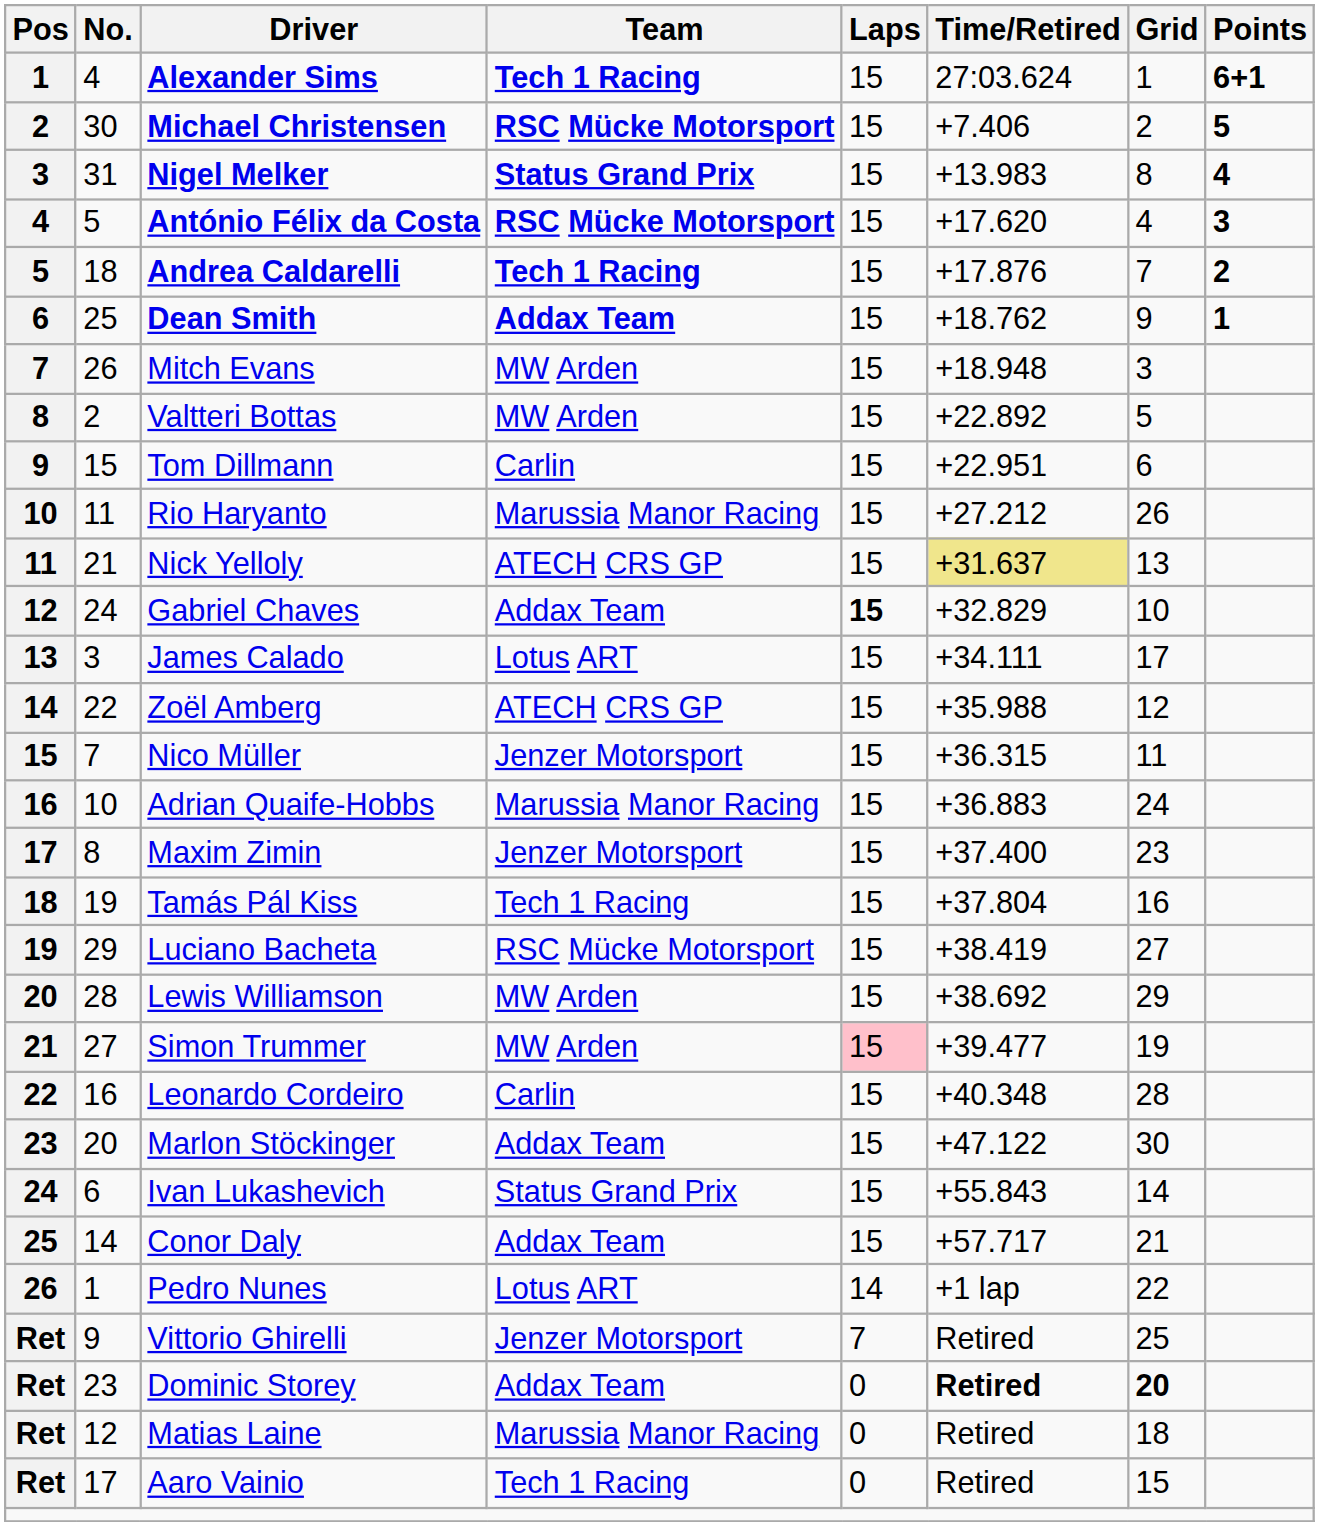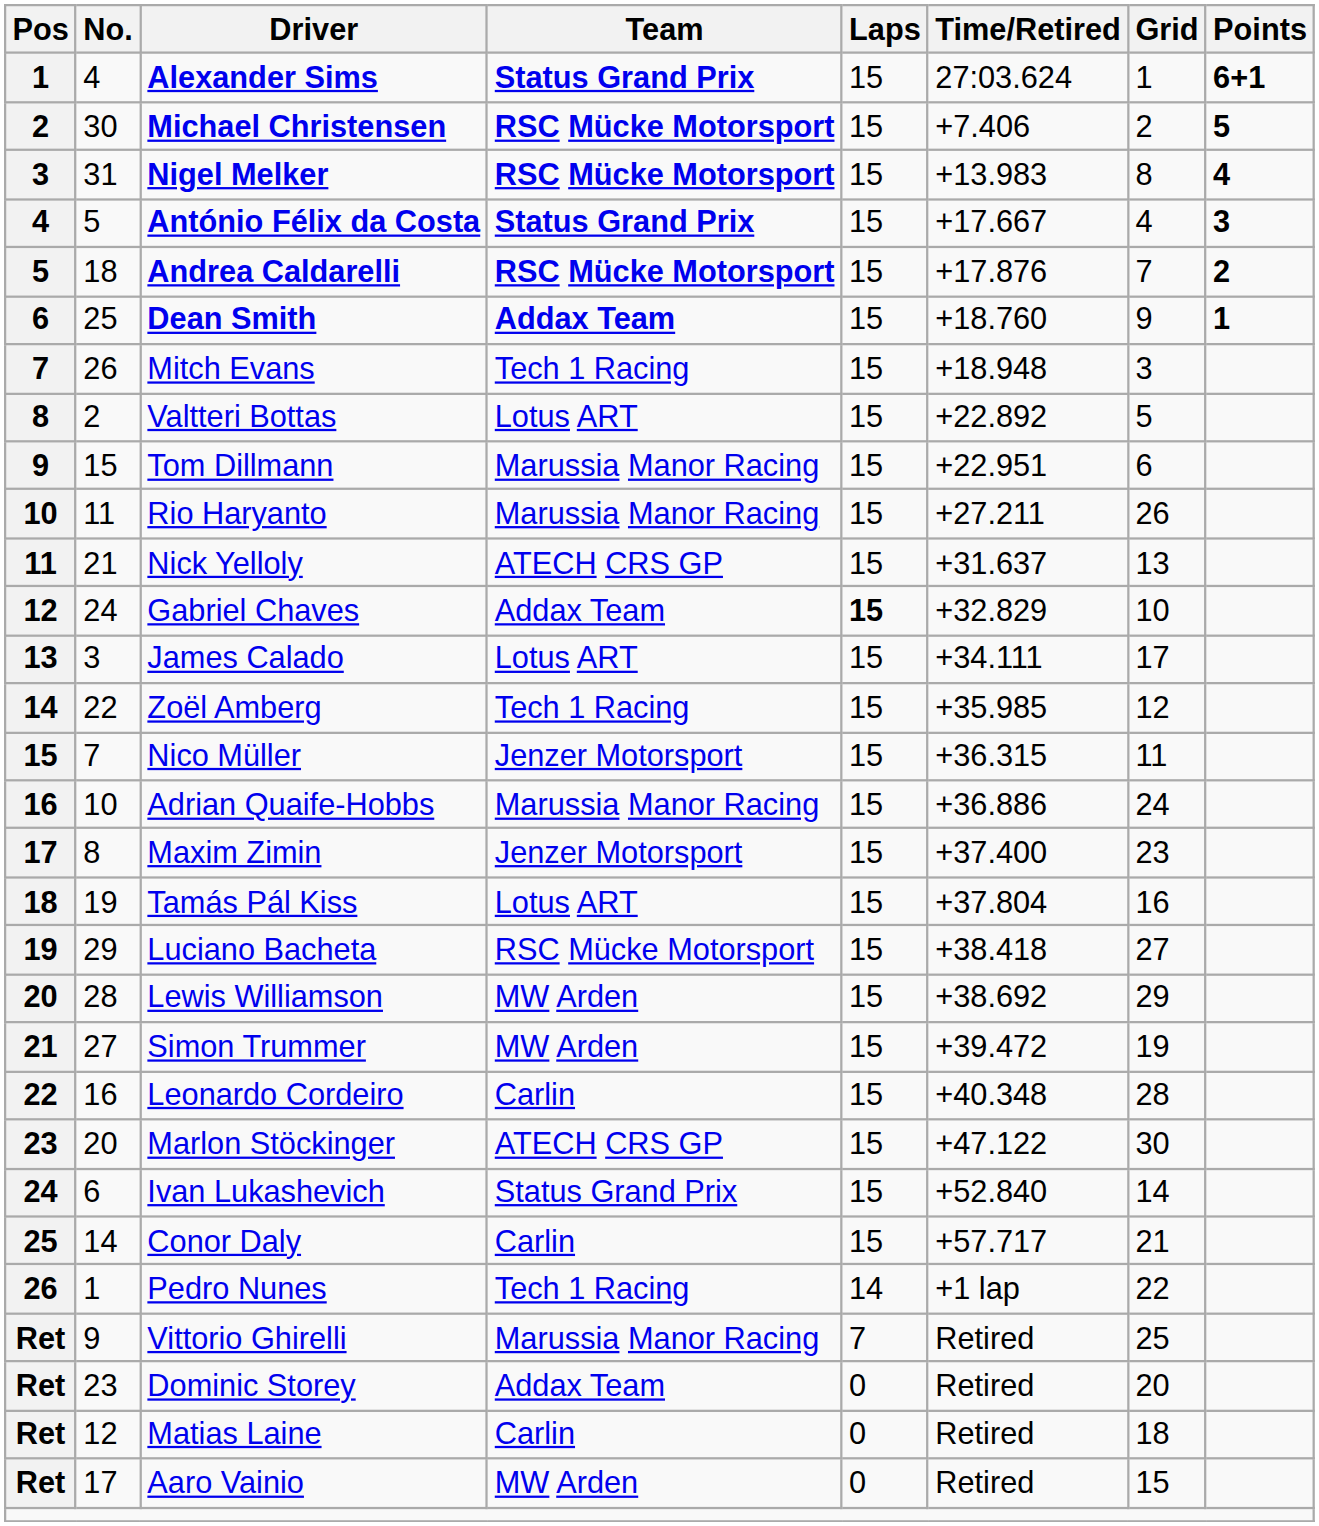(598, 77) Tech 1 Racing -> (625, 77) Status Grand Prix
(625, 174) Status Grand Prix -> (665, 174) RSC Mücke Motorsport
(665, 223) RSC Mücke Motorsport -> (625, 223) Status Grand Prix
(991, 223) +17.620 -> (991, 223) +17.667
(598, 271) Tech 1 Racing -> (665, 271) RSC Mücke Motorsport
(991, 320) +18.762 -> (991, 320) +18.760
(566, 368) MW Arden -> (592, 368) Tech 1 Racing
(566, 417) MW Arden -> (566, 417) Lotus ART
(535, 465) Carlin -> (657, 465) Marussia Manor Racing
(991, 513) +27.212 -> (990, 513) +27.211
(991, 562) khaki background -> (991, 562) no background
(609, 707) ATECH CRS GP -> (592, 707) Tech 1 Racing
(991, 707) +35.988 -> (991, 707) +35.985
(991, 804) +36.883 -> (991, 804) +36.886
(592, 901) Tech 1 Racing -> (566, 901) Lotus ART
(991, 949) +38.419 -> (991, 949) +38.418
(866, 1046) pink background -> (866, 1046) no background
(991, 1046) +39.477 -> (991, 1046) +39.472
(580, 1143) Addax Team -> (609, 1143) ATECH CRS GP
(991, 1192) +55.843 -> (991, 1192) +52.840
(580, 1240) Addax Team -> (535, 1240) Carlin
(566, 1289) Lotus ART -> (592, 1289) Tech 1 Racing
(619, 1337) Jenzer Motorsport -> (657, 1337) Marussia Manor Racing
(988, 1386) bold -> (985, 1386) normal
(1152, 1386) bold -> (1152, 1386) normal
(657, 1434) Marussia Manor Racing -> (535, 1434) Carlin
(592, 1482) Tech 1 Racing -> (566, 1482) MW Arden
